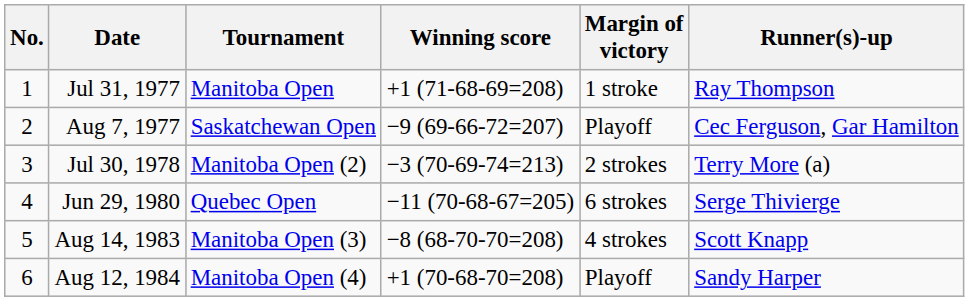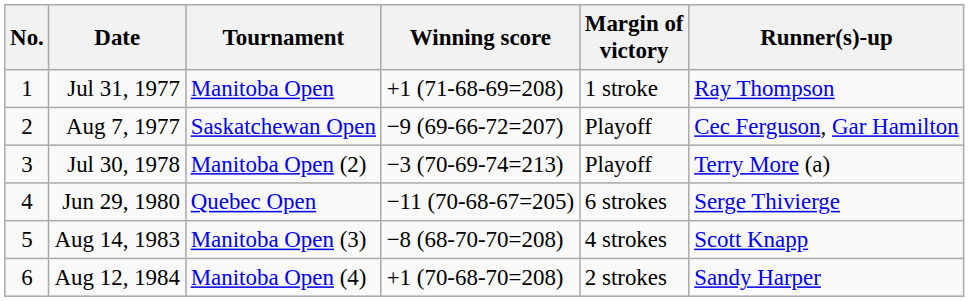(626, 164) 2 strokes -> (618, 164) Playoff
(618, 277) Playoff -> (626, 277) 2 strokes
